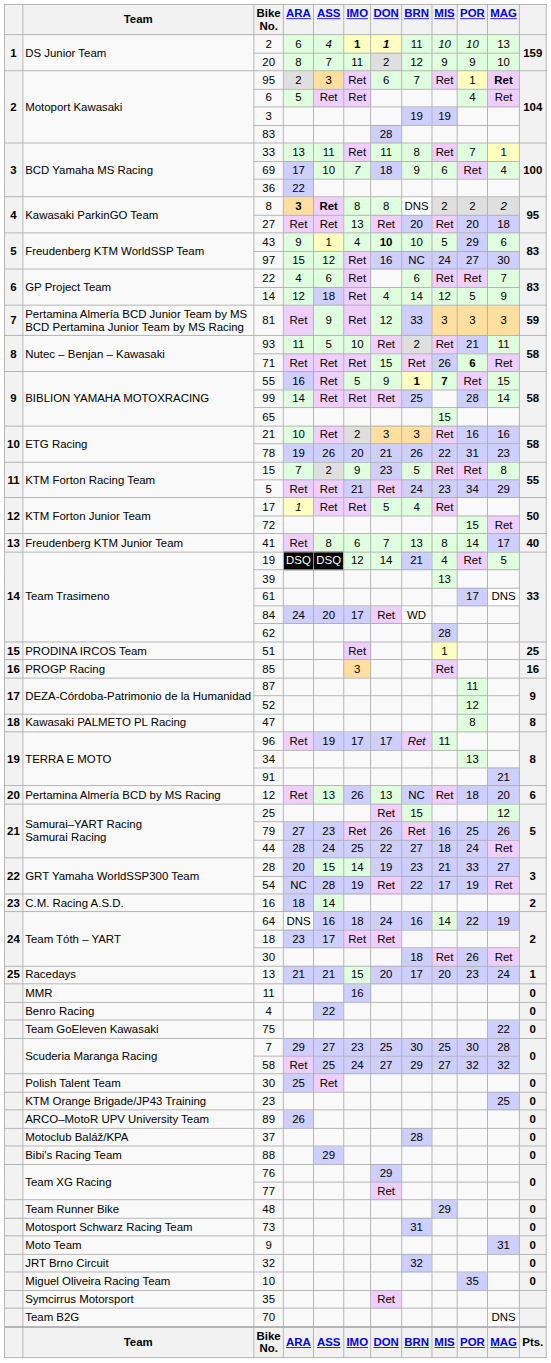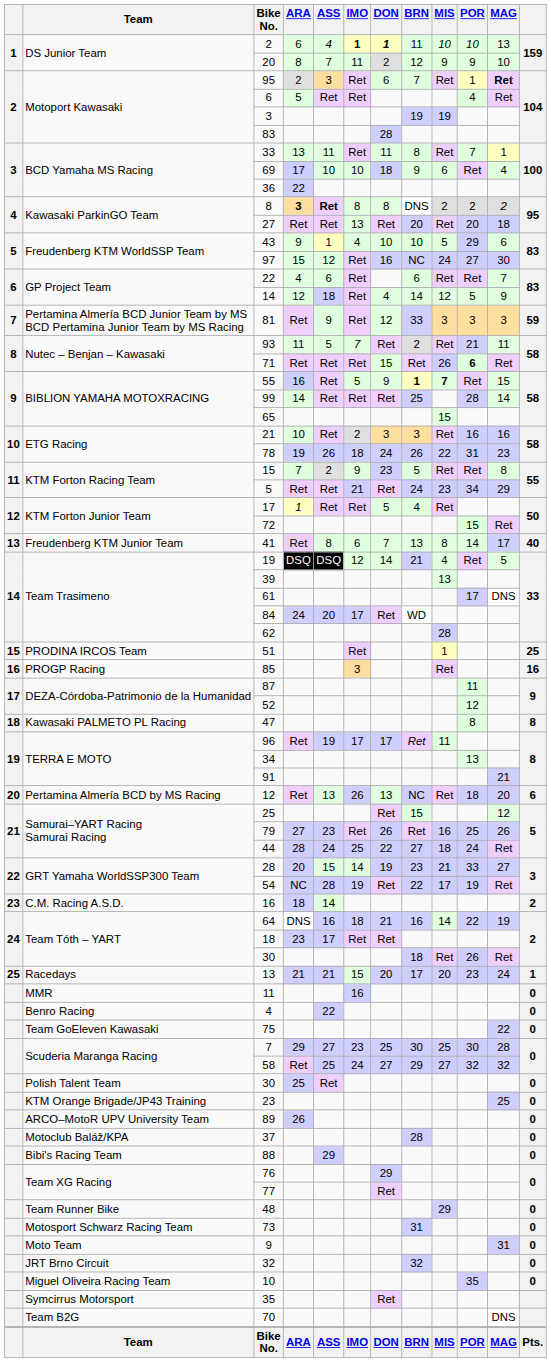(357, 170) 7 -> (357, 170) 10
(386, 242) bold -> (386, 242) normal
(357, 344) 10 -> (357, 344) 7
(357, 452) 20 -> (357, 452) 18
(386, 452) 21 -> (386, 452) 24
(386, 921) 24 -> (386, 921) 21
